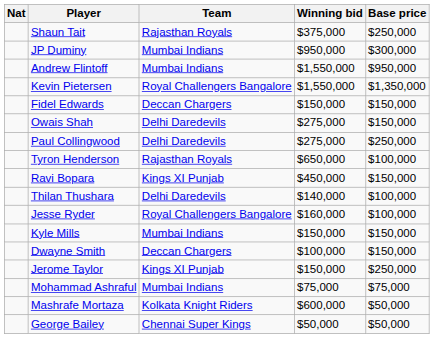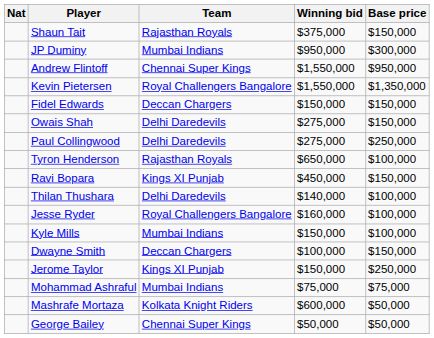(392, 31) $250,000 -> (392, 31) $150,000
(183, 68) Mumbai Indians -> (196, 68) Chennai Super Kings
(392, 232) $150,000 -> (392, 232) $100,000
